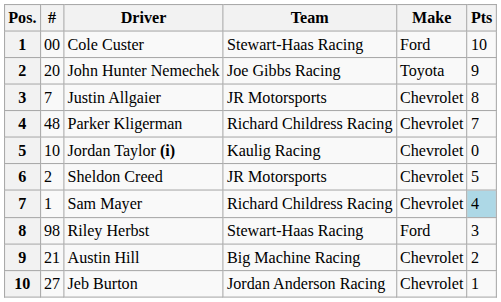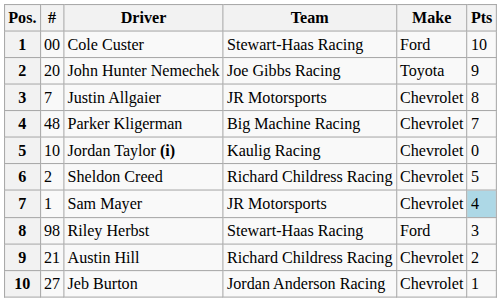(310, 124) Richard Childress Racing -> (294, 124) Big Machine Racing
(277, 177) JR Motorsports -> (310, 177) Richard Childress Racing
(310, 203) Richard Childress Racing -> (277, 203) JR Motorsports
(294, 257) Big Machine Racing -> (310, 257) Richard Childress Racing
